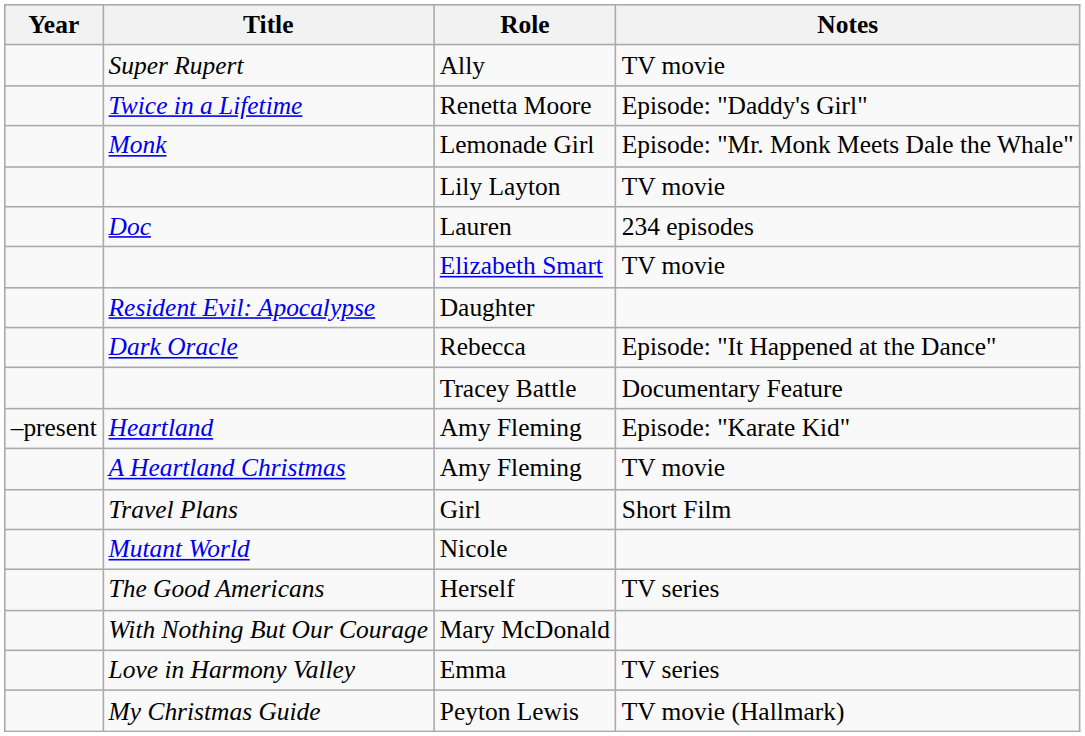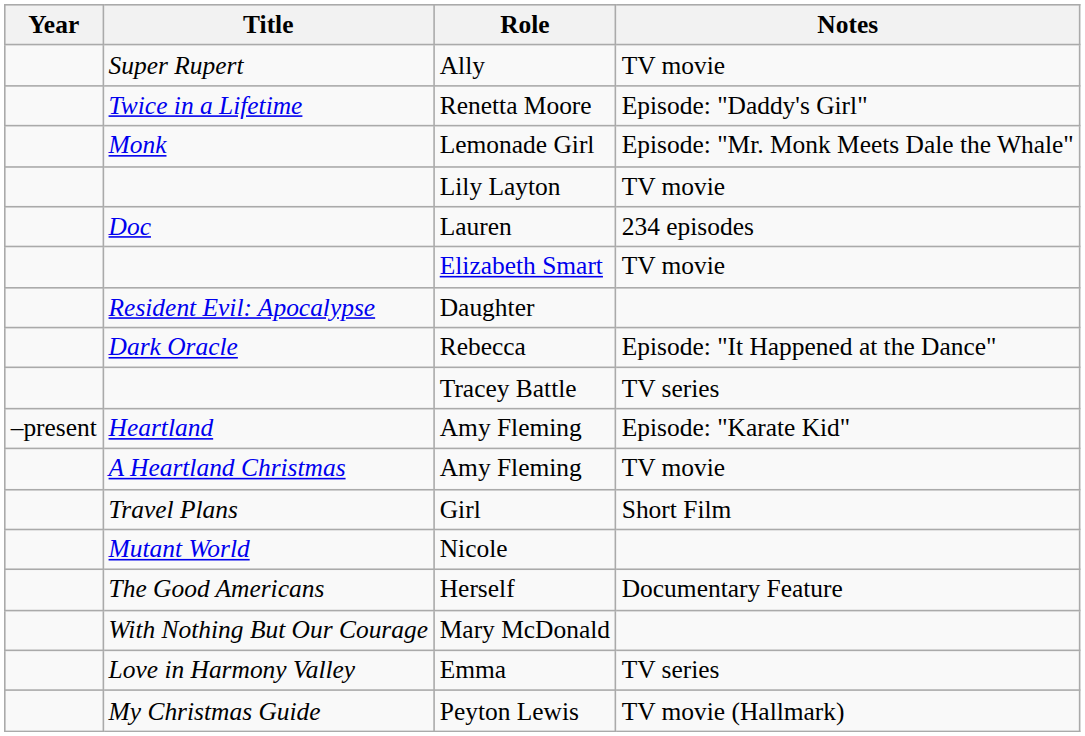(732, 387) Documentary Feature -> (671, 387) TV series
(671, 589) TV series -> (732, 589) Documentary Feature
